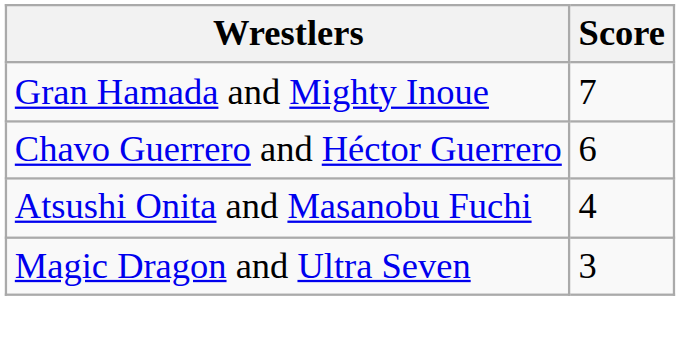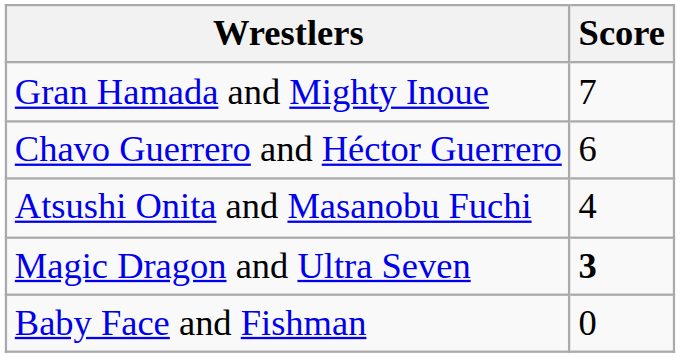(588, 264) normal -> (588, 264) bold
+ row: (191, 322)
